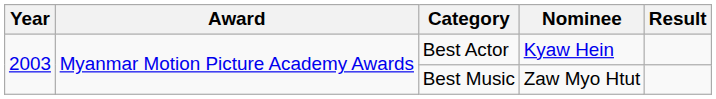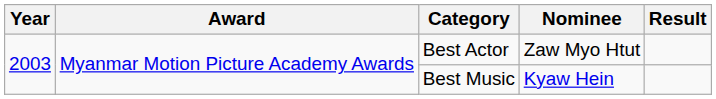(569, 49) Kyaw Hein -> (582, 49) Zaw Myo Htut
(582, 79) Zaw Myo Htut -> (569, 79) Kyaw Hein
